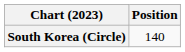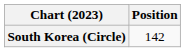(155, 36) 140 -> (155, 36) 142
